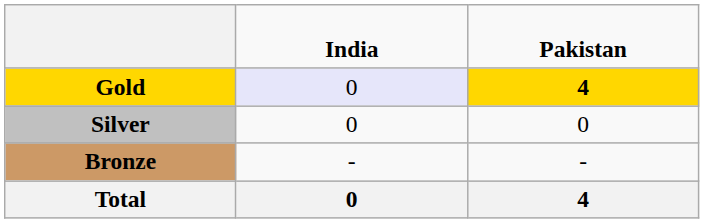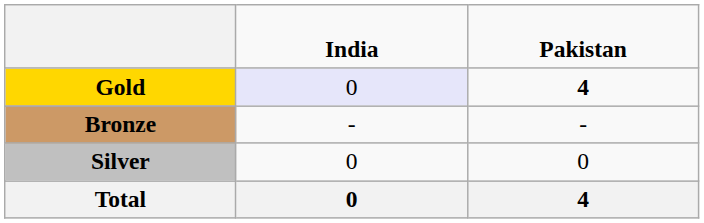(583, 86) gold background -> (583, 86) no background
rows swapped: (120, 124) <-> (120, 161)
